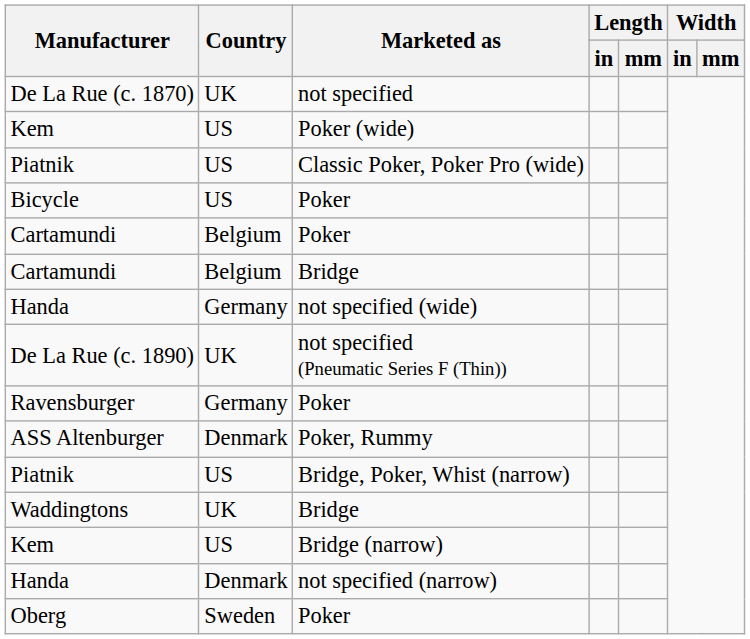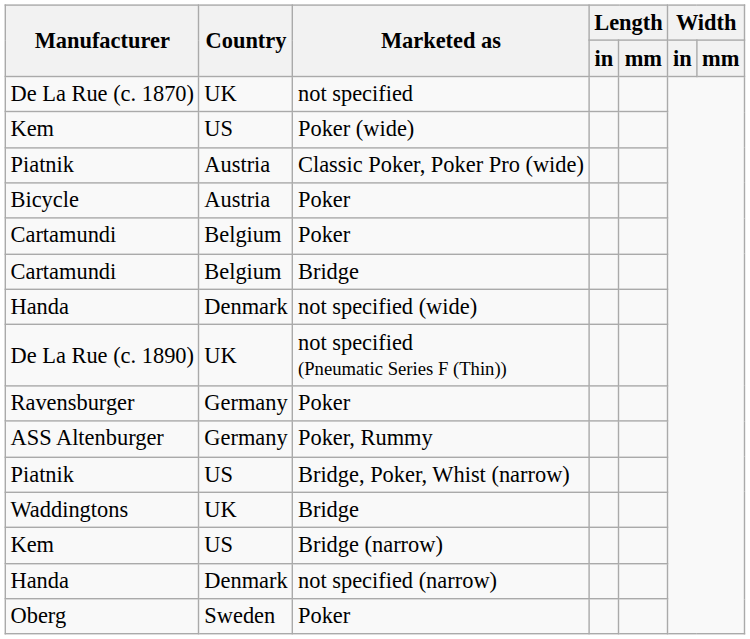(219, 164) US -> (237, 164) Austria
(219, 200) US -> (237, 200) Austria
(246, 306) Germany -> (246, 306) Denmark
(246, 438) Denmark -> (246, 438) Germany
